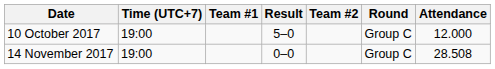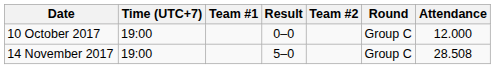(284, 34) 5–0 -> (284, 34) 0–0
(284, 53) 0–0 -> (284, 53) 5–0
